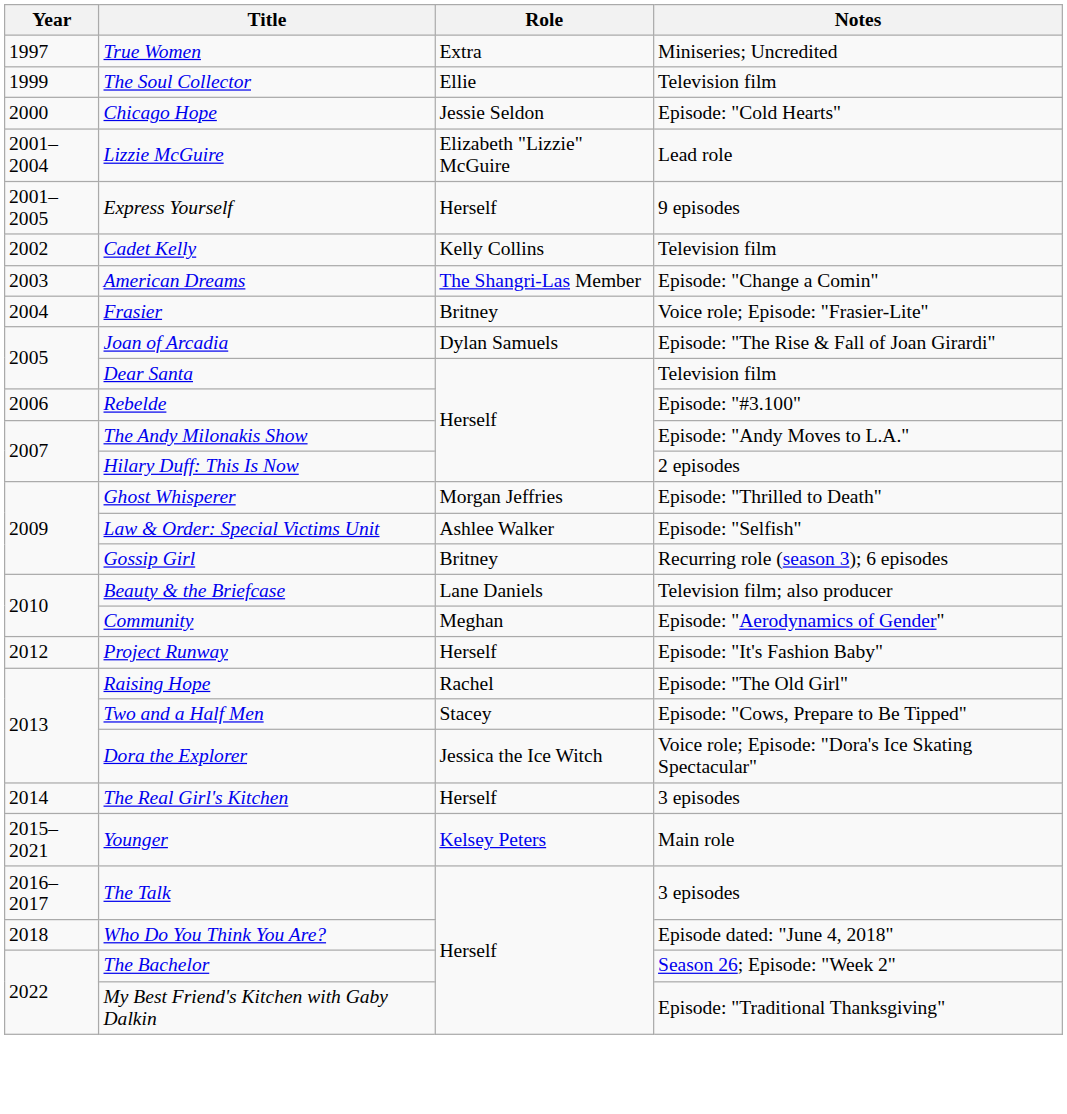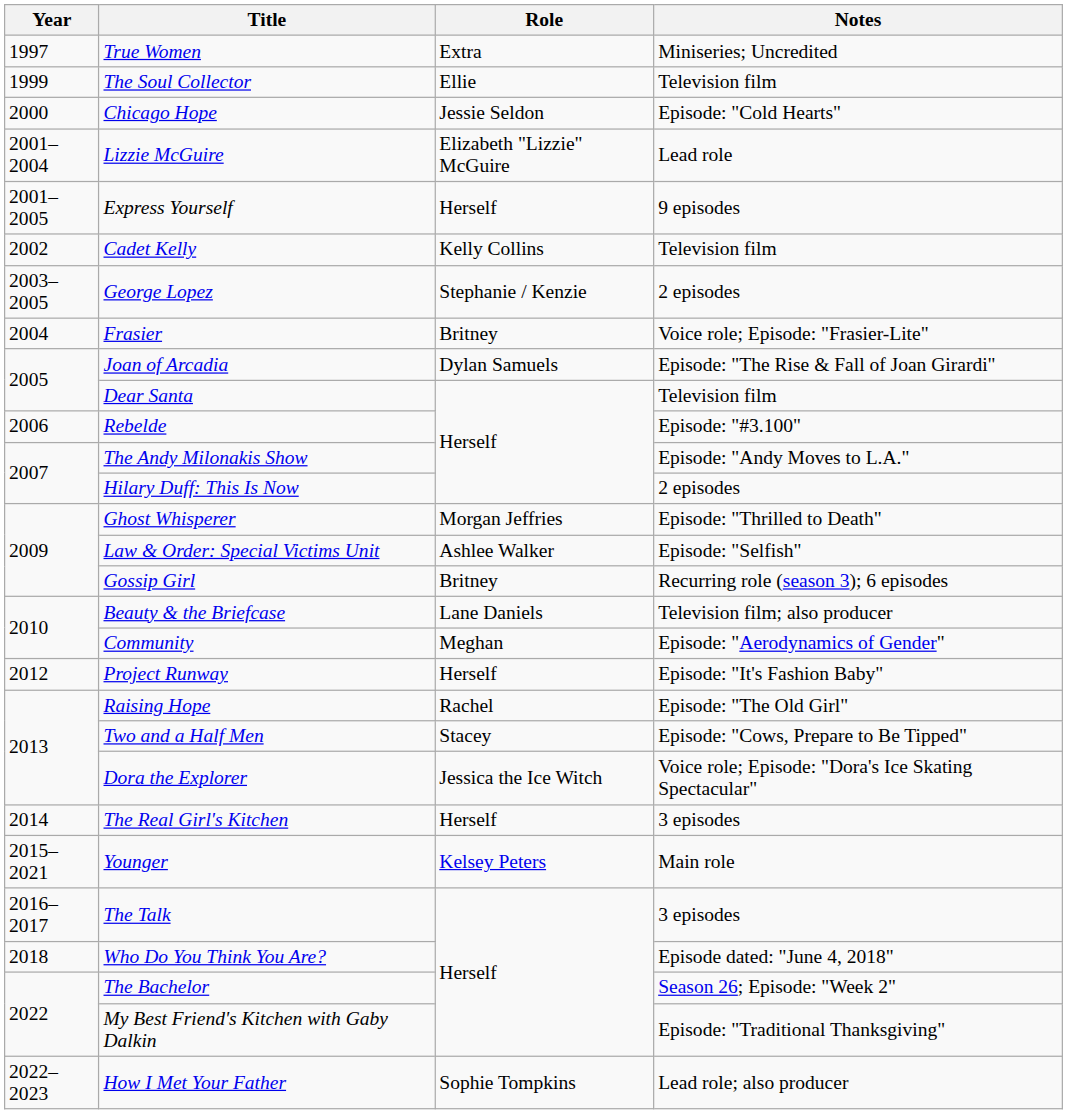+ row: (158, 291)
- row: (174, 280)
+ row: (195, 1082)
